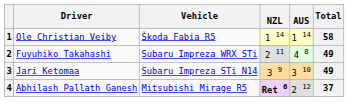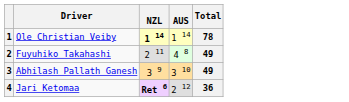- column: (200, 17)
(275, 37) normal -> (154, 37) bold
(328, 37) 58 -> (208, 37) 78
(48, 71) Jari Ketomaa -> (77, 71) Abhilash Pallath Ganesh
(77, 89) Abhilash Pallath Ganesh -> (48, 89) Jari Ketomaa
(328, 89) 37 -> (208, 89) 36
